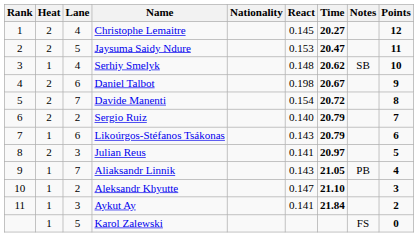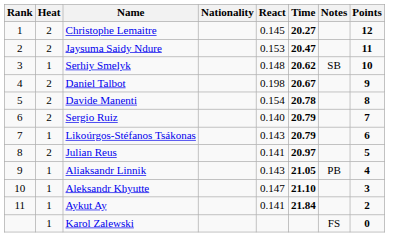- column: (77, 13)
(332, 100) 20.72 -> (303, 100) 20.78
